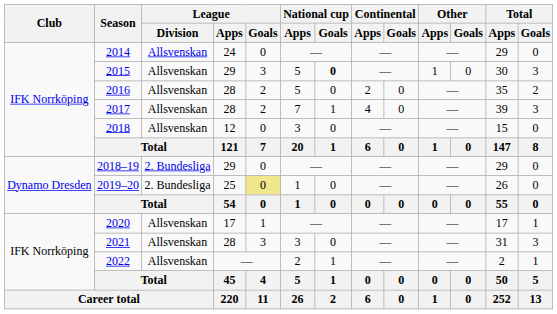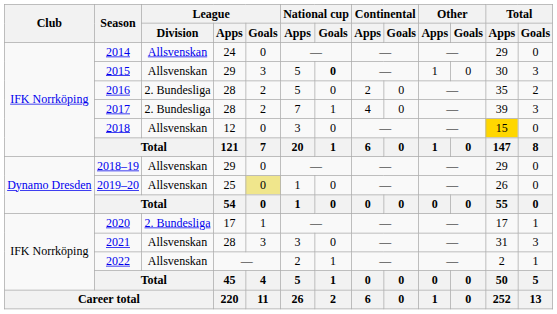(178, 90) Allsvenskan -> (178, 90) 2. Bundesliga
(178, 109) Allsvenskan -> (178, 109) 2. Bundesliga
(502, 128) no background -> (502, 128) gold background
(178, 166) 2. Bundesliga -> (178, 166) Allsvenskan
(178, 185) 2. Bundesliga -> (178, 185) Allsvenskan
(178, 223) Allsvenskan -> (178, 223) 2. Bundesliga
